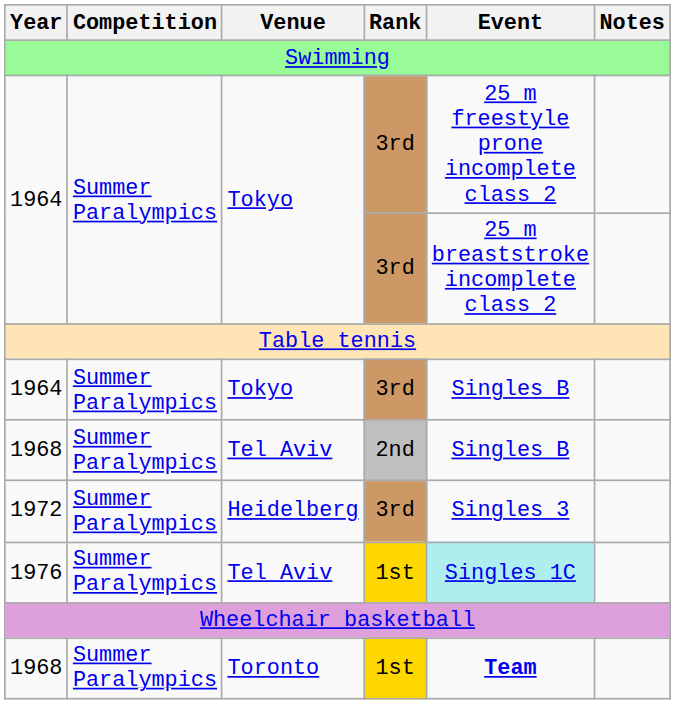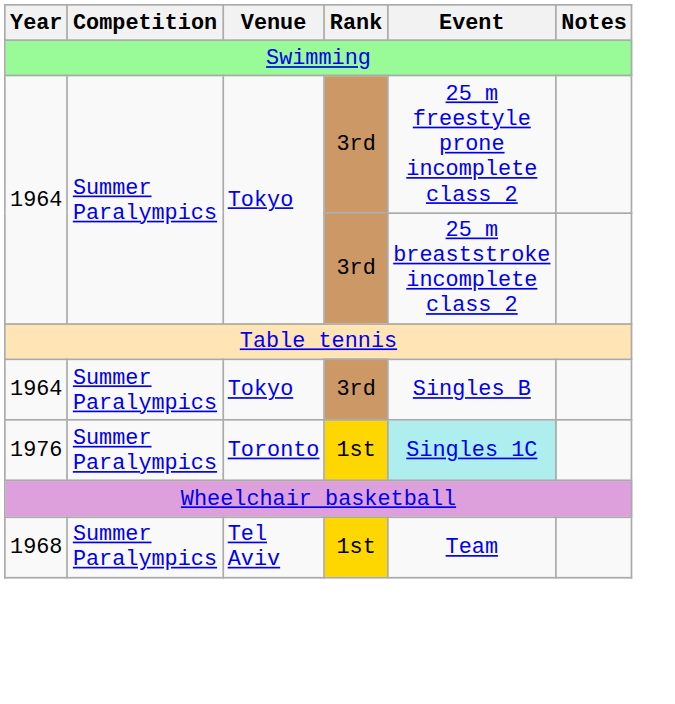- row: (36, 450)
- row: (36, 511)
(280, 572) Tel Aviv -> (274, 450) Toronto
(273, 668) Toronto -> (254, 547) Tel Aviv
(510, 668) bold -> (472, 547) normal
